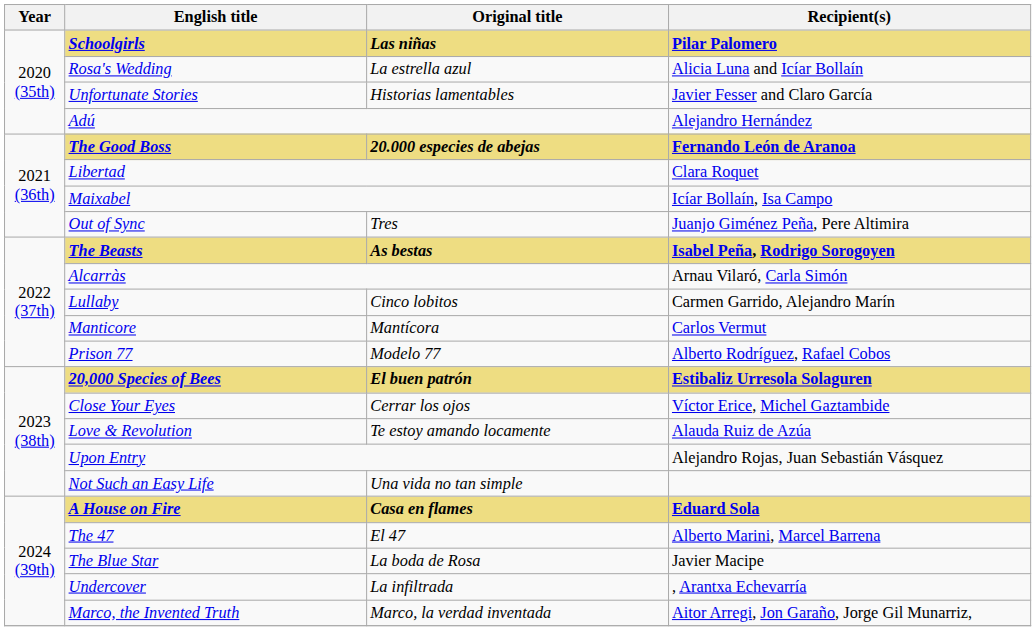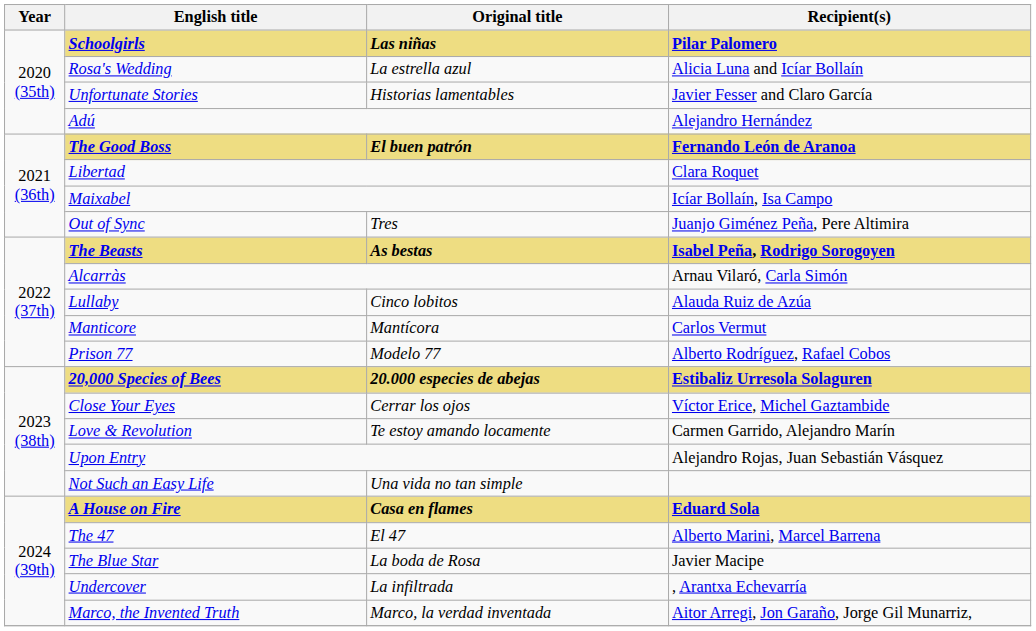(455, 146) 20.000 especies de abejas -> (421, 146) El buen patrón
(783, 302) Carmen Garrido, Alejandro Marín -> (742, 302) Alauda Ruiz de Azúa
(421, 379) El buen patrón -> (455, 379) 20.000 especies de abejas
(742, 431) Alauda Ruiz de Azúa -> (783, 431) Carmen Garrido, Alejandro Marín
